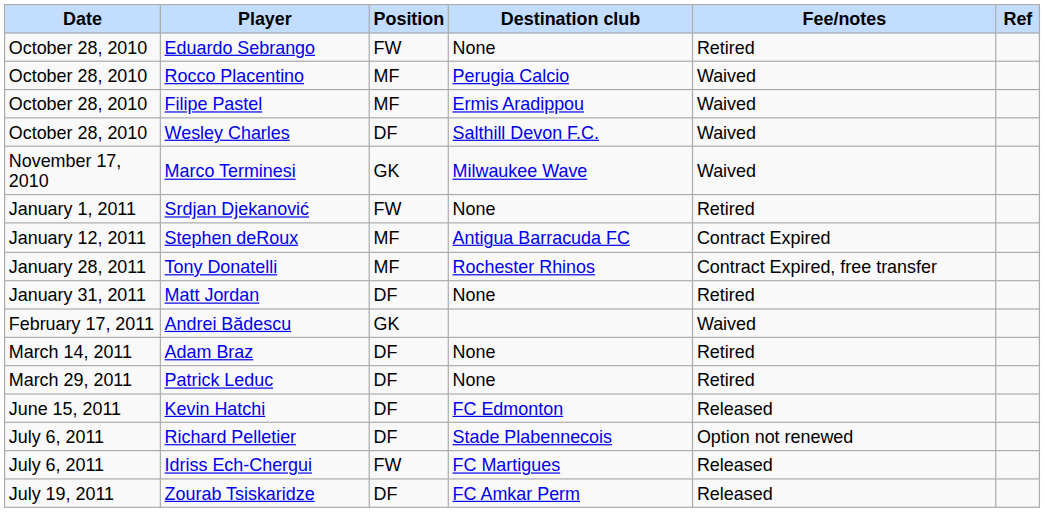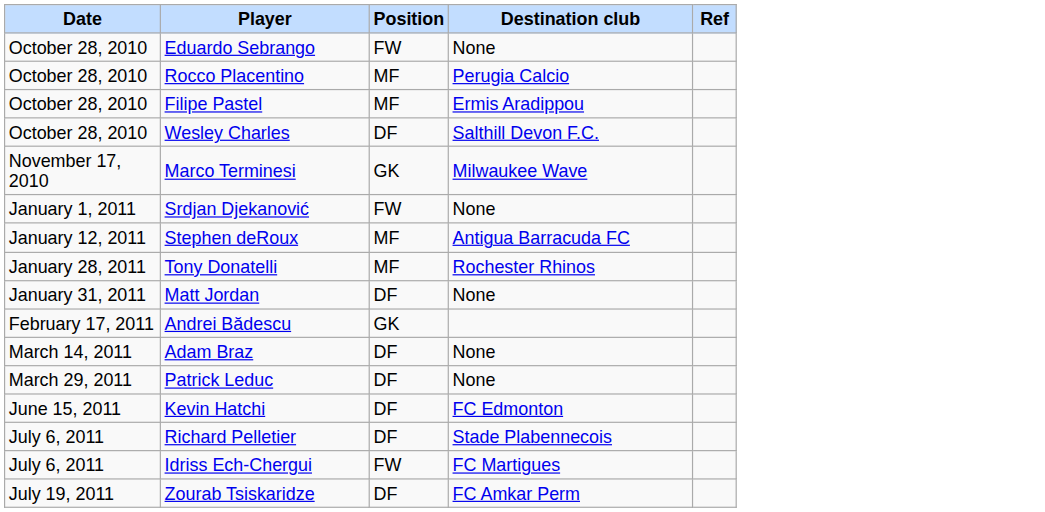- column: (844, 19)
